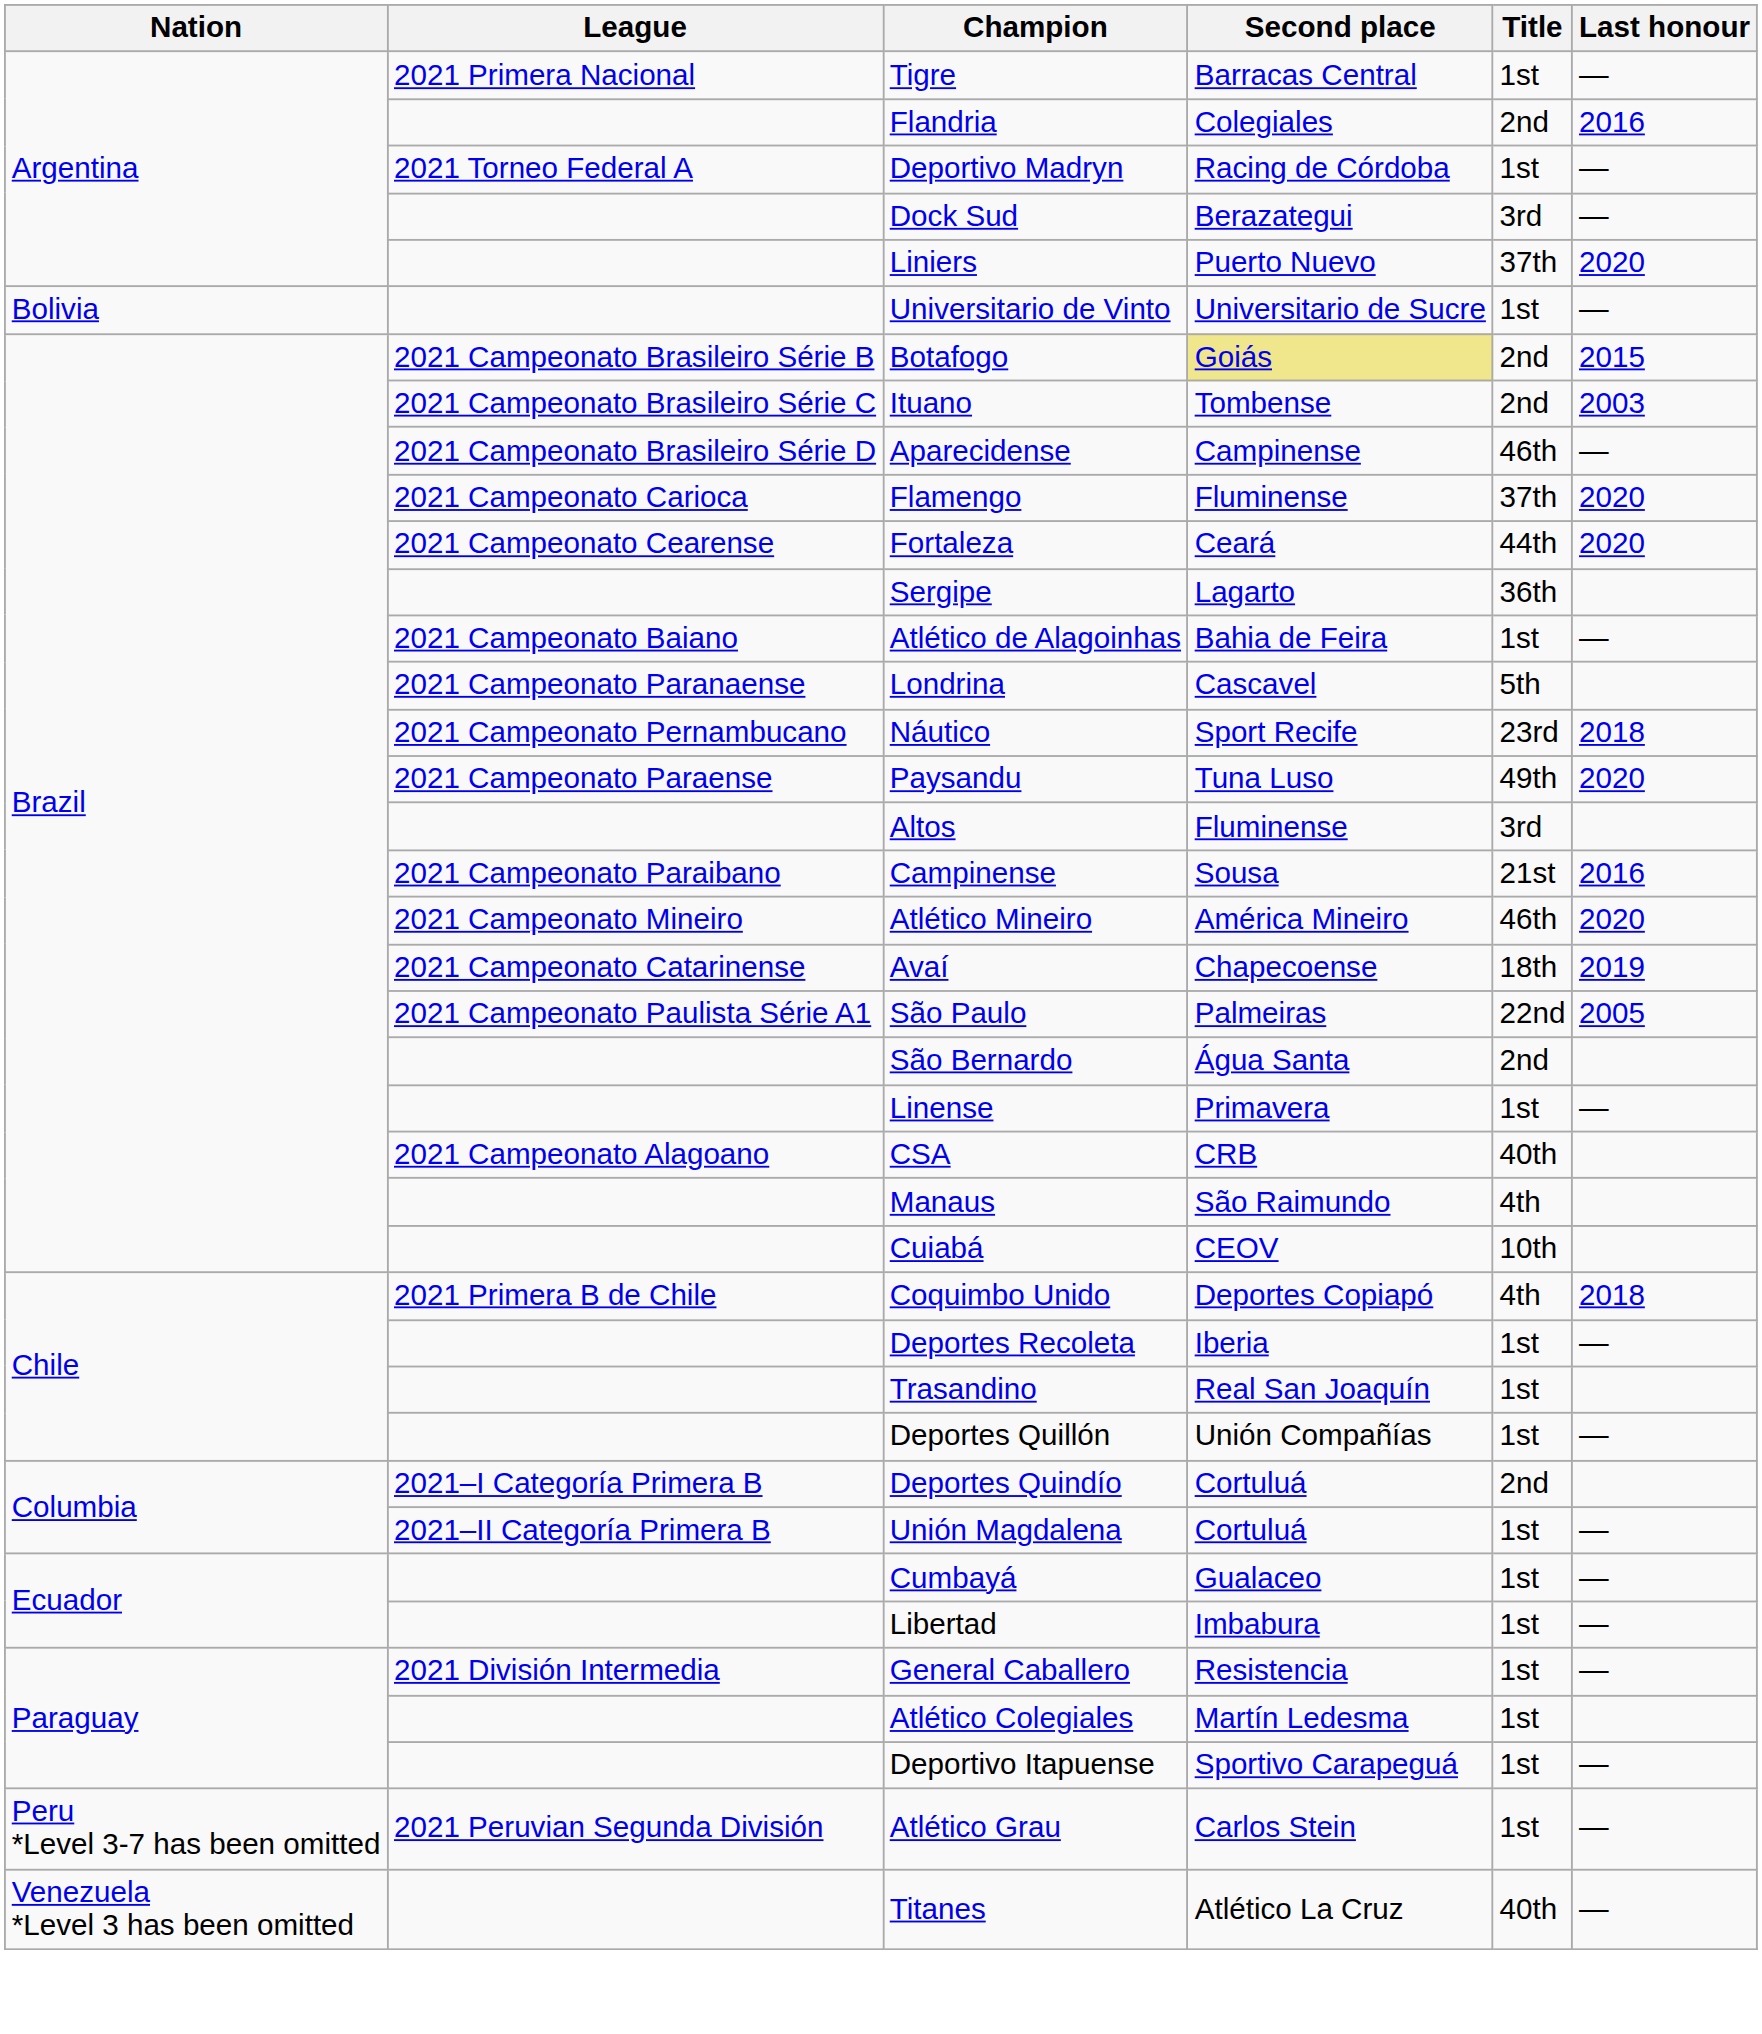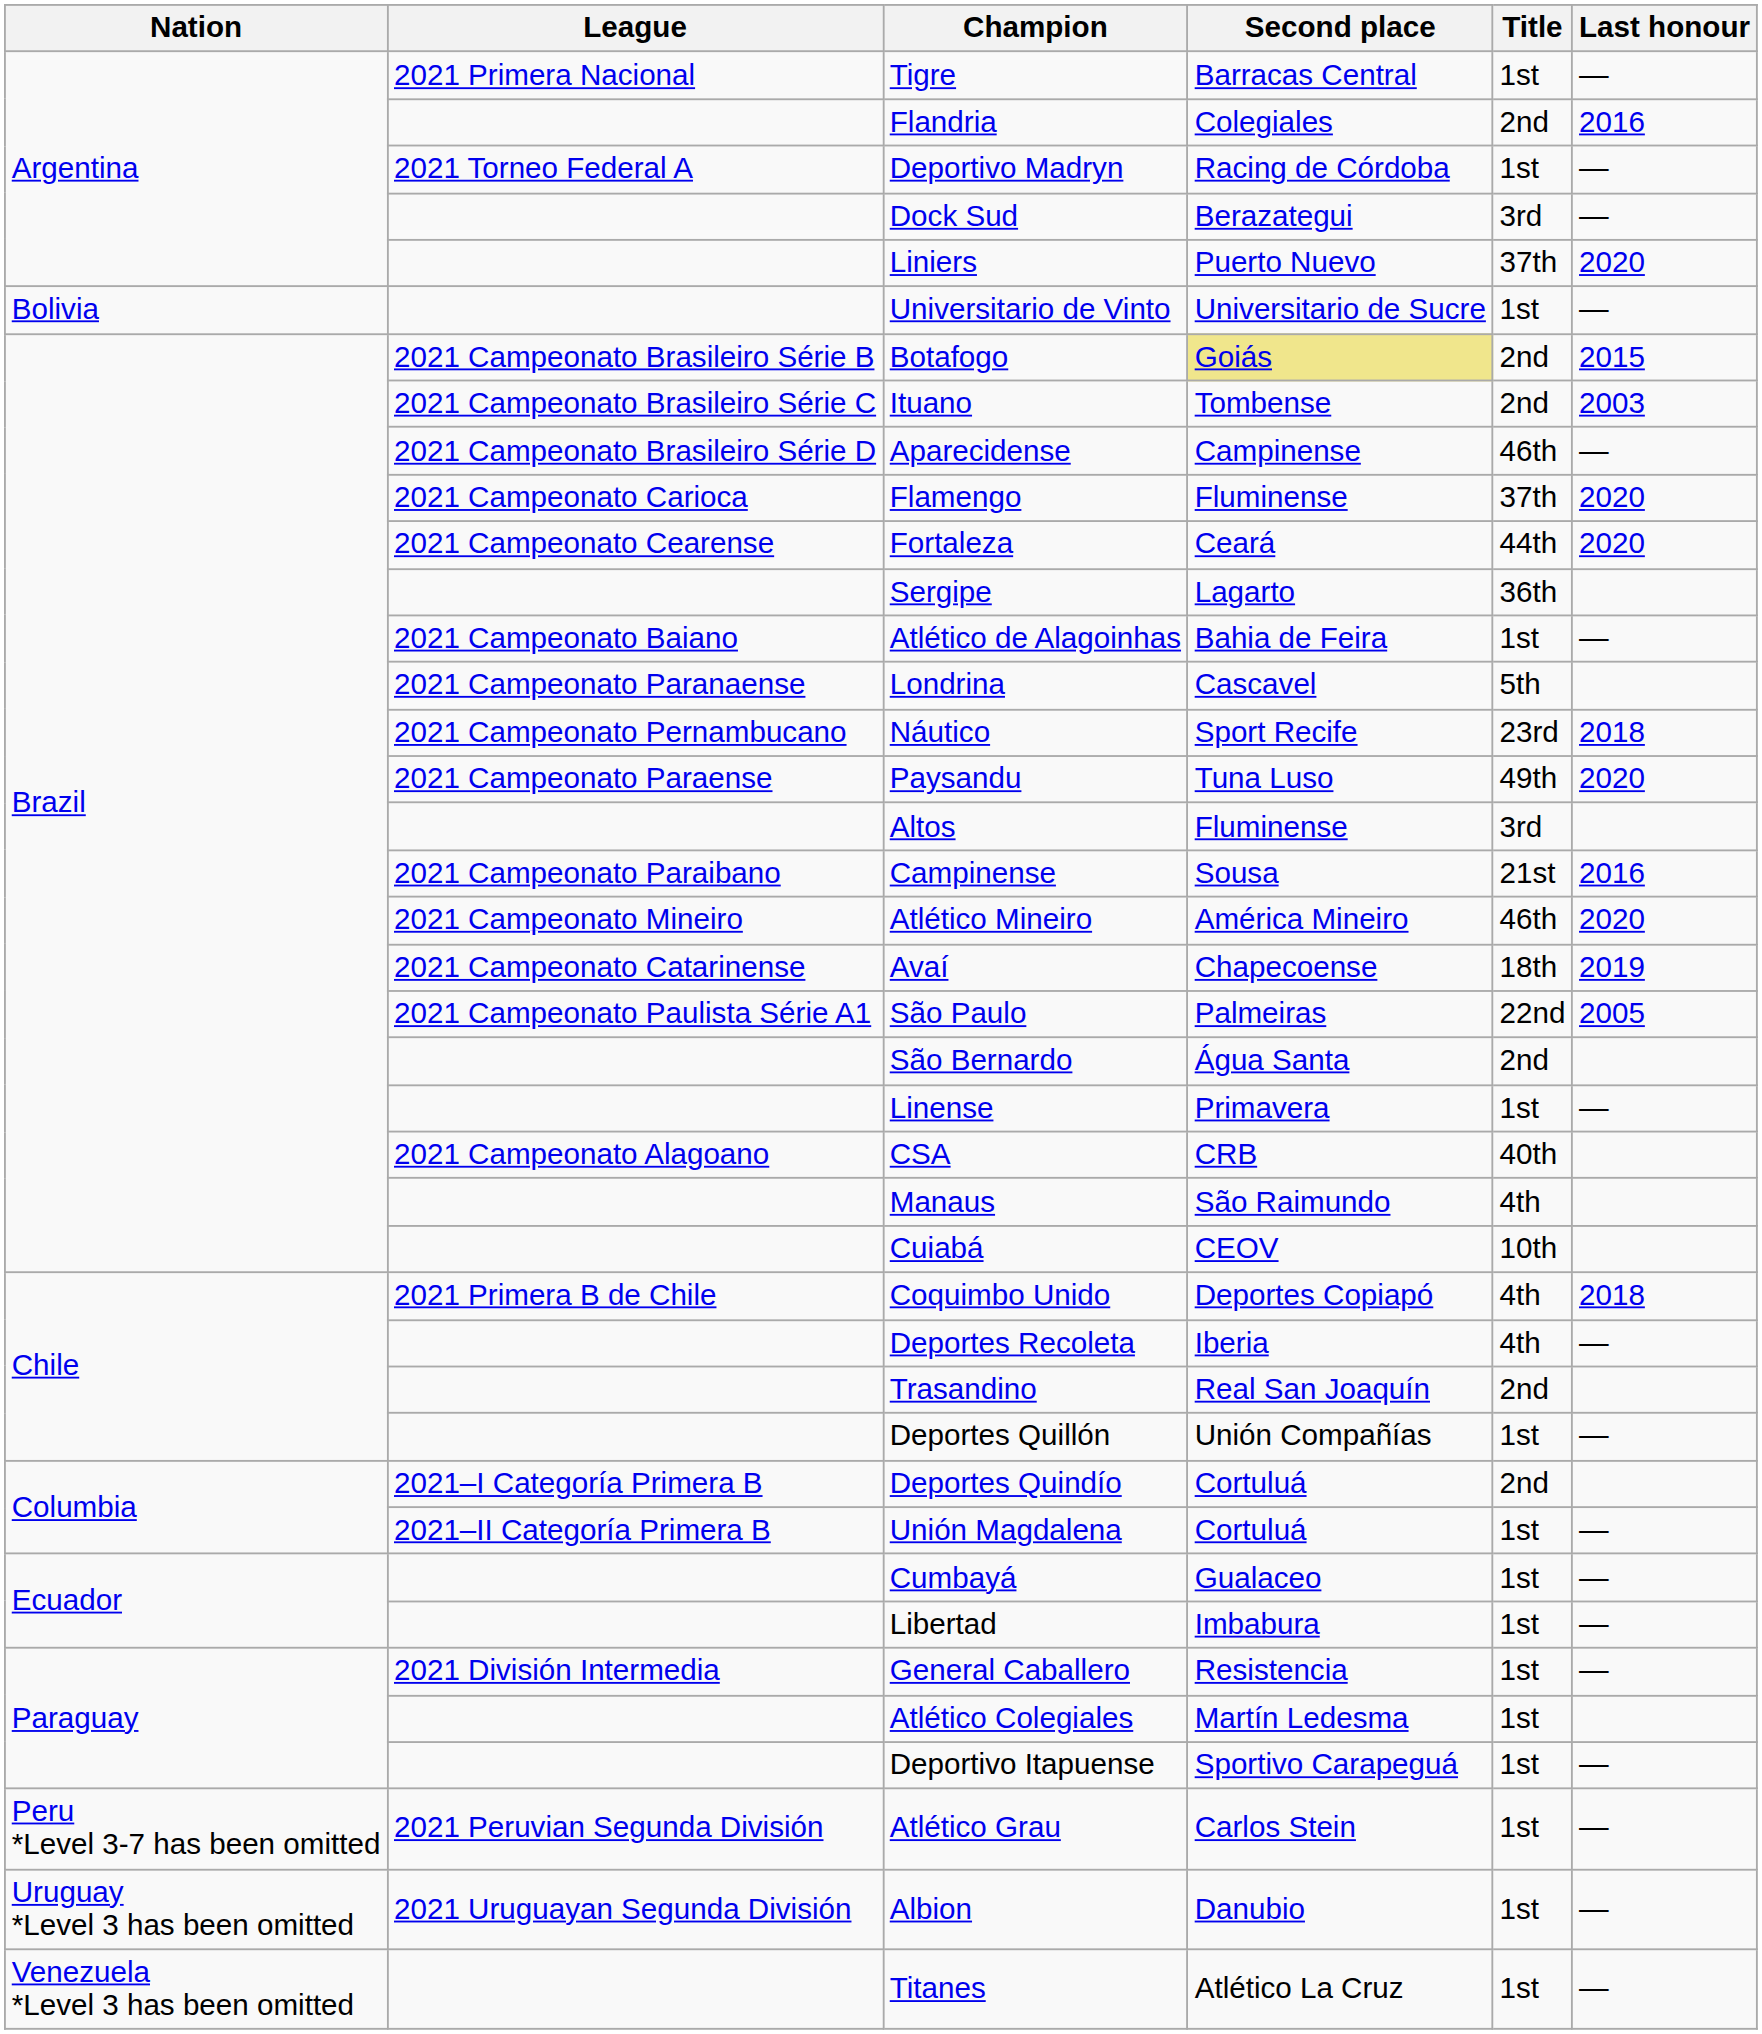(1519, 1342) 1st -> (1520, 1342) 4th
(1519, 1389) 1st -> (1524, 1389) 2nd
+ row: (931, 1908)
(1528, 1908) 40th -> (1519, 1988) 1st
